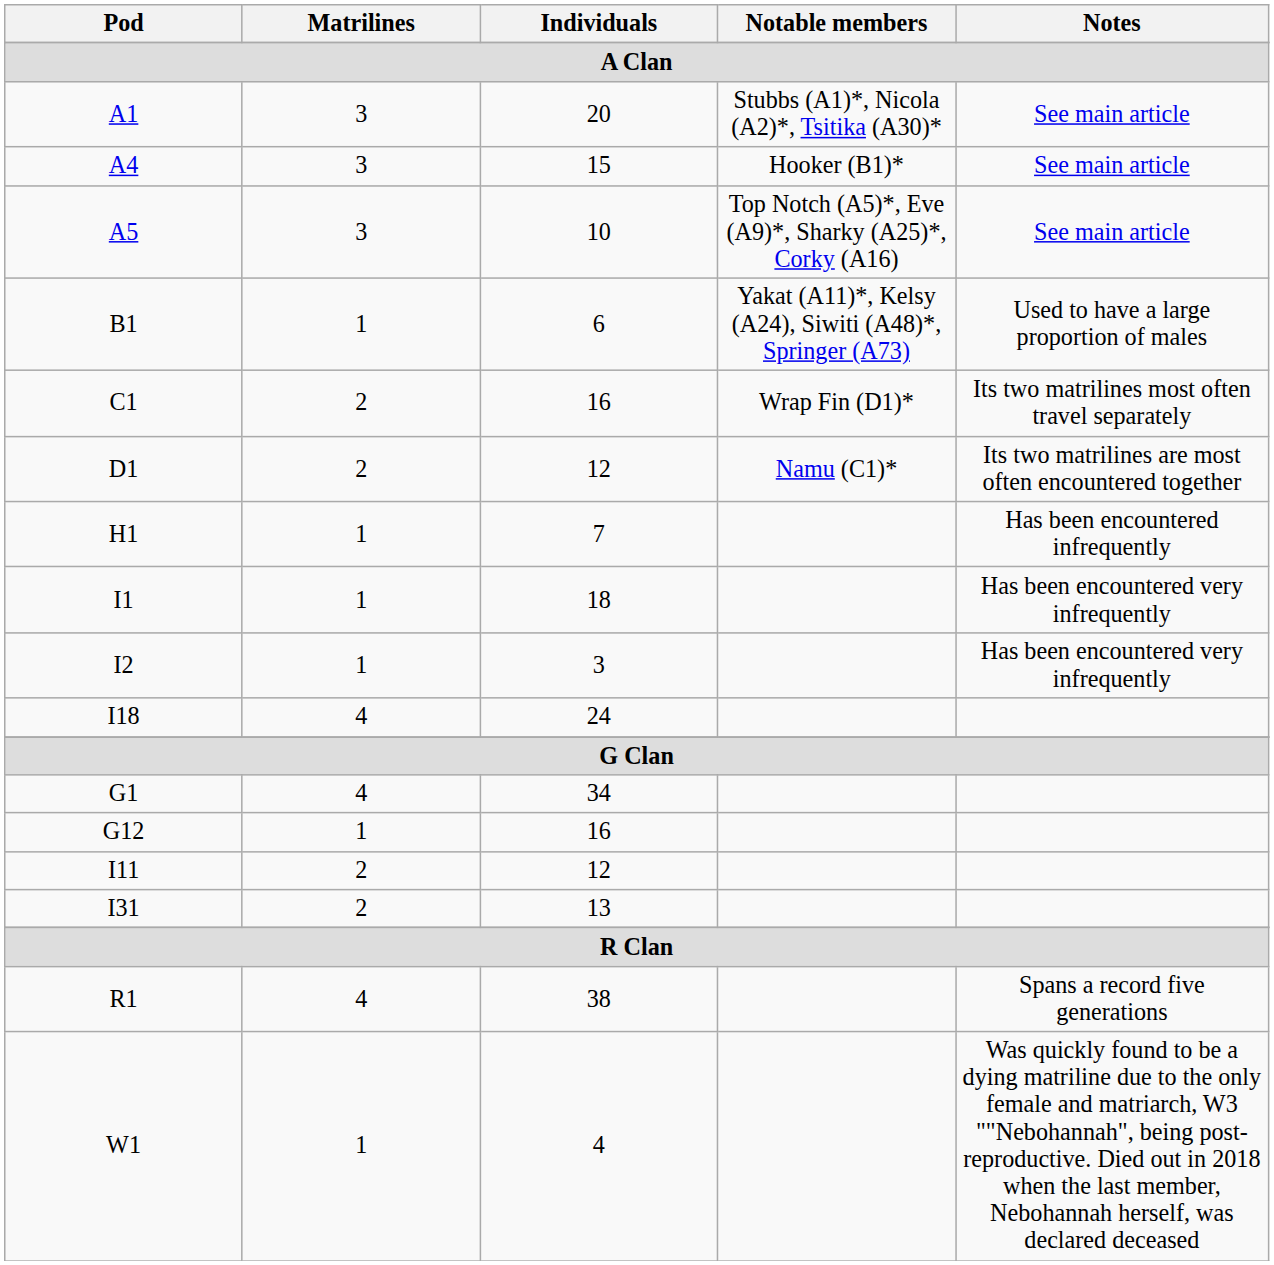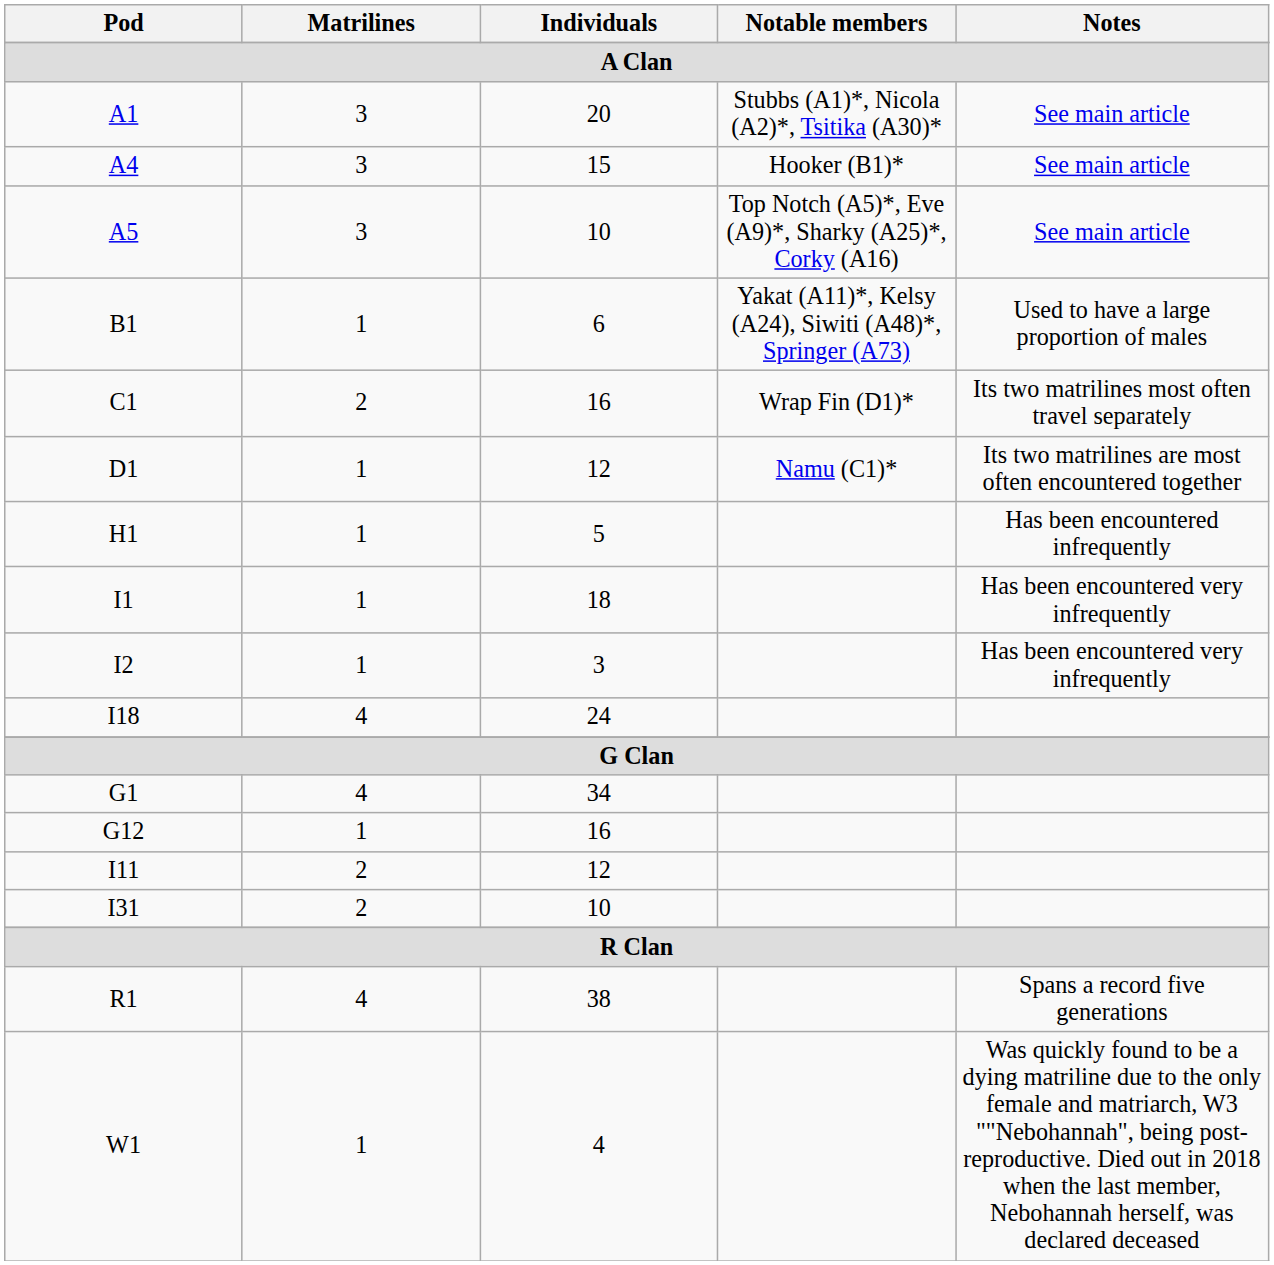(361, 468) 2 -> (361, 468) 1
(599, 534) 7 -> (599, 534) 5
(599, 908) 13 -> (599, 908) 10
